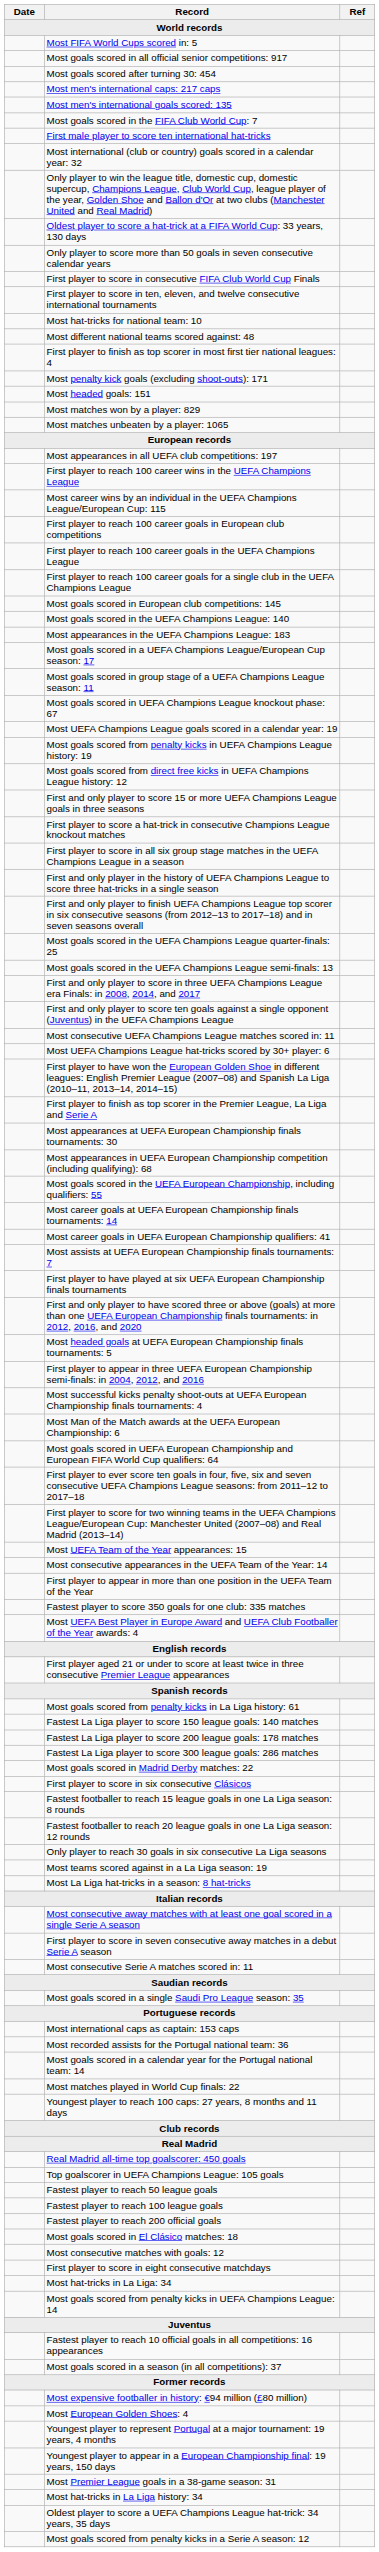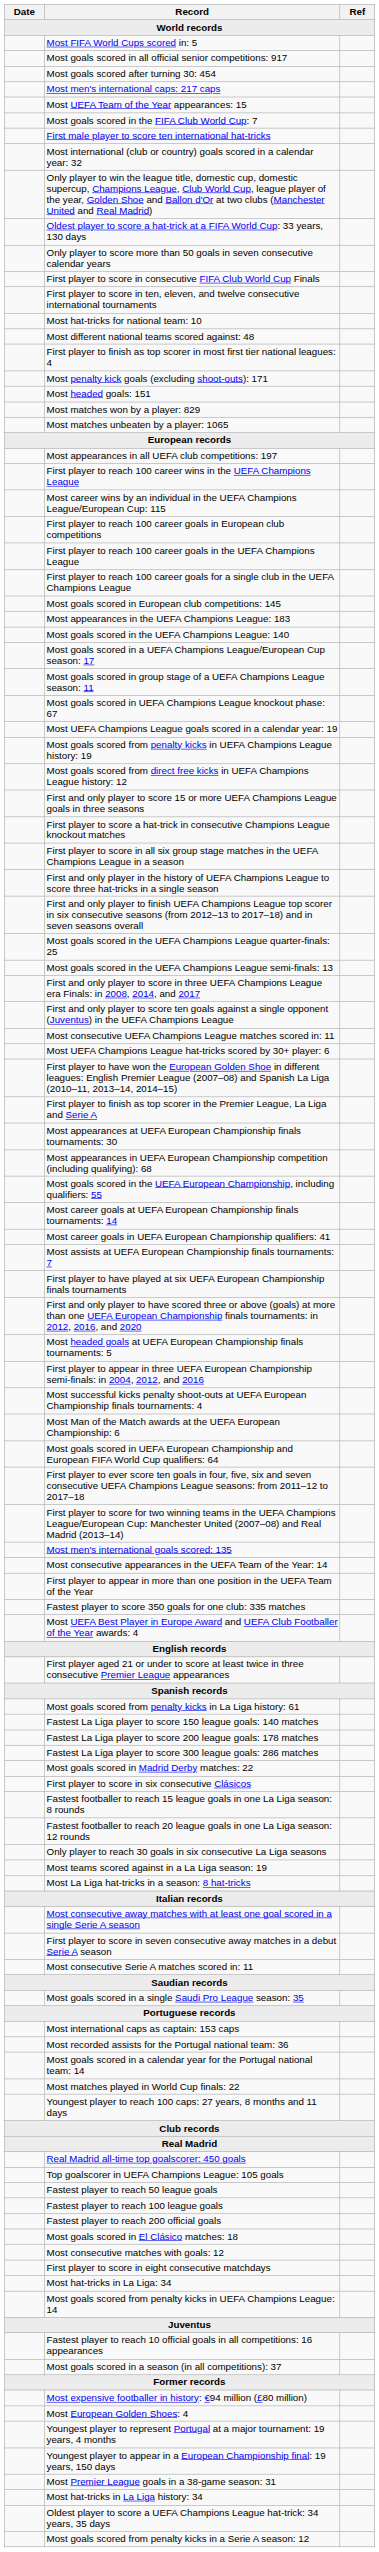rows swapped: (139, 105) <-> (147, 1549)
rows swapped: (168, 634) <-> (168, 619)
